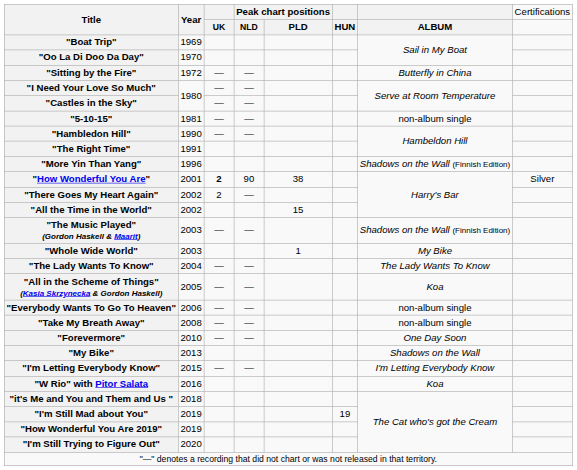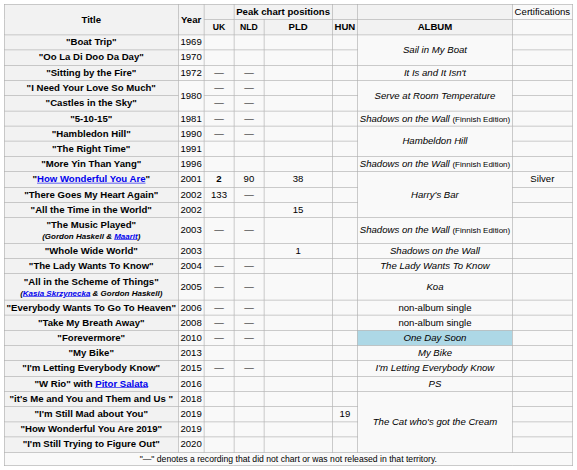(435, 73) Butterfly in China -> (435, 73) It Is and It Isn't
(435, 118) non-album single -> (435, 118) Shadows on the Wall (Finnish Edition)
(219, 194) 2 -> (219, 194) 133
(435, 251) My Bike -> (435, 251) Shadows on the Wall
(435, 338) no background -> (435, 338) lightblue background
(435, 353) Shadows on the Wall -> (435, 353) My Bike
(435, 383) Koa -> (435, 383) PS
